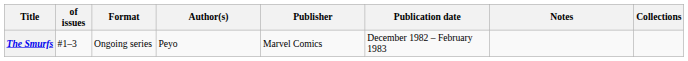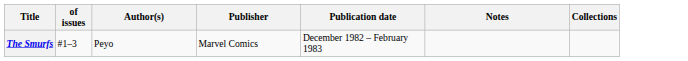- column: (124, 17)
